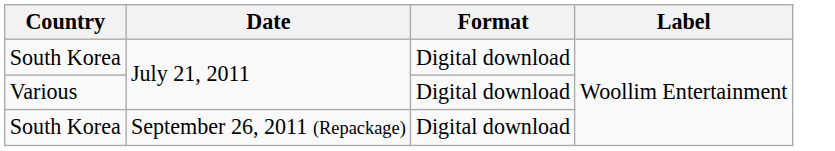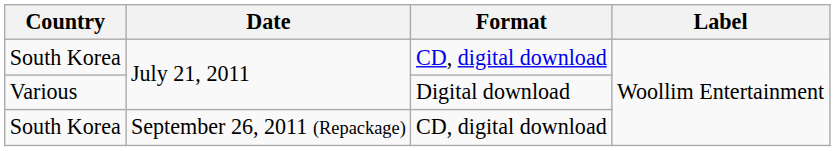(493, 57) Digital download -> (511, 57) CD, digital download
(493, 127) Digital download -> (511, 127) CD, digital download
